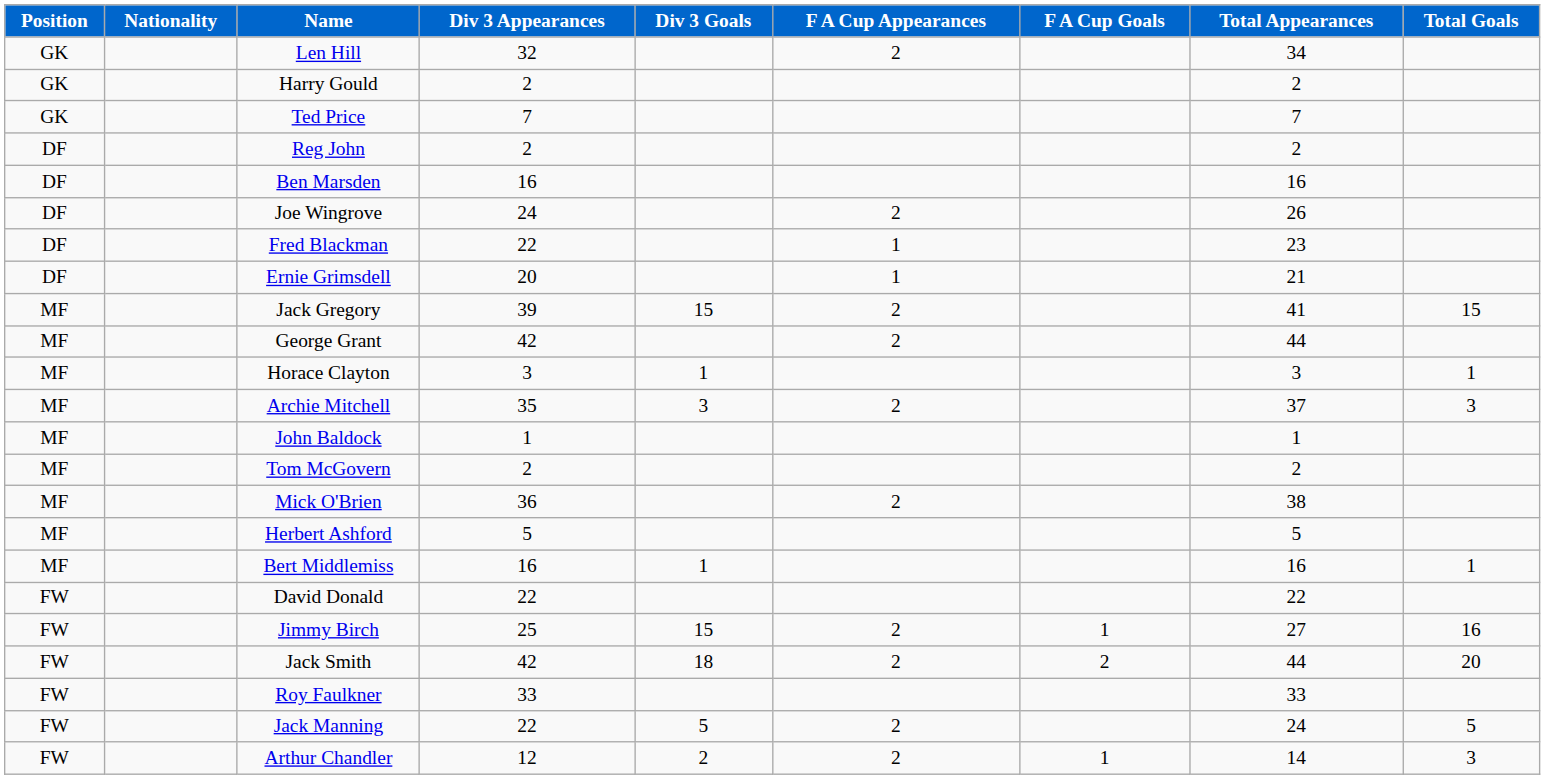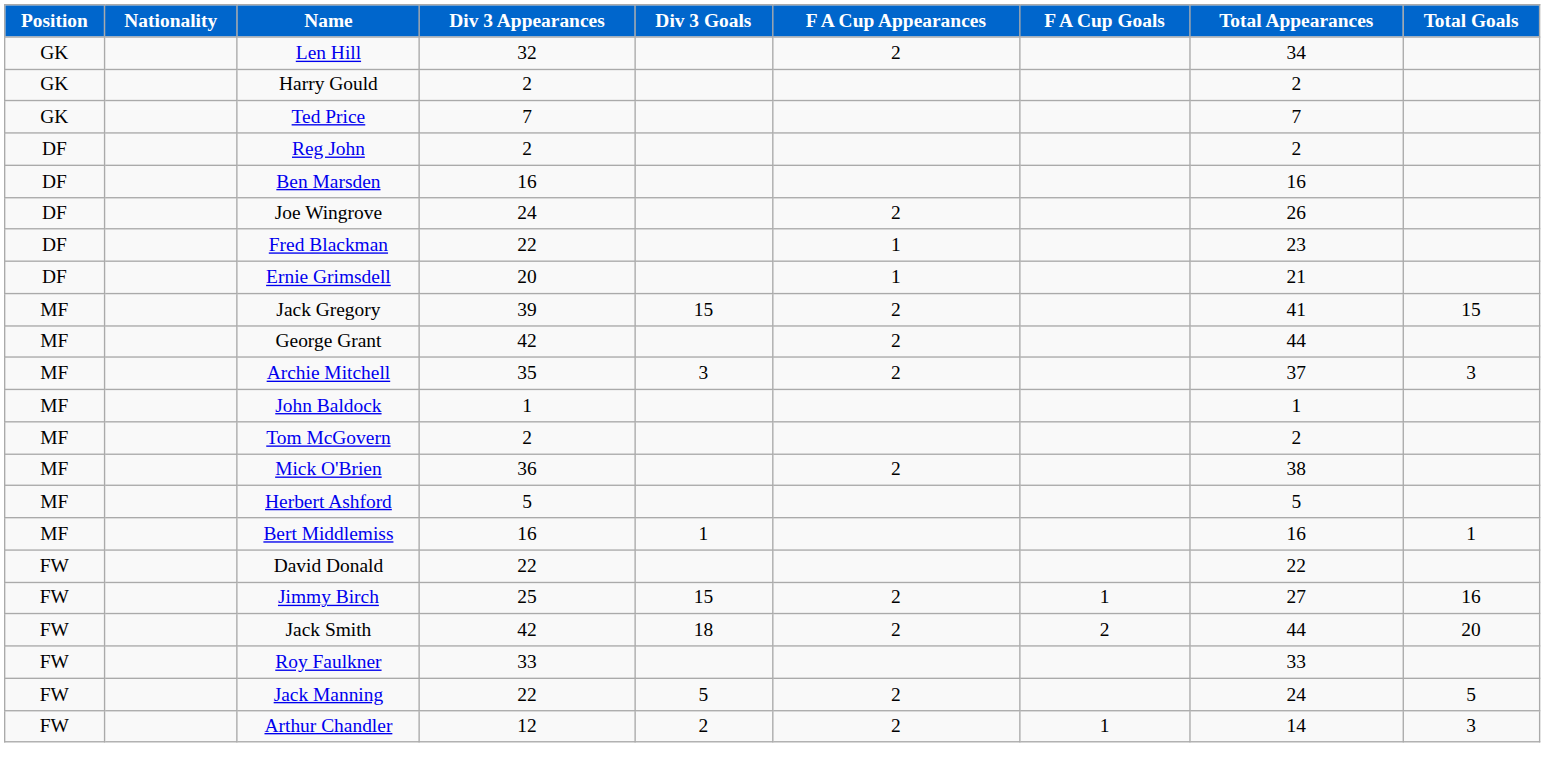- row: (328, 373)
